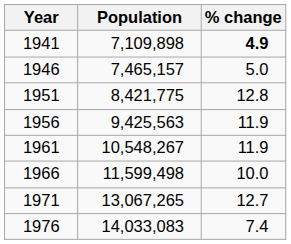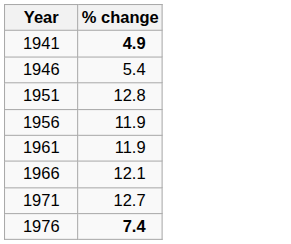- column: (140, 17)
(257, 69) 5.0 -> (134, 69) 5.4
(252, 174) 10.0 -> (130, 174) 12.1
(257, 226) normal -> (134, 226) bold
